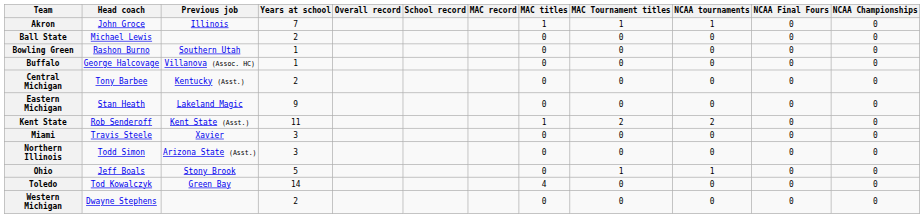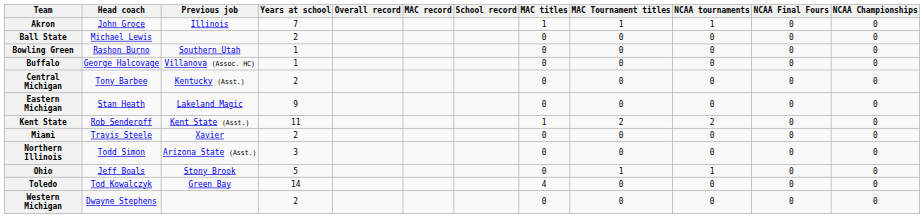columns swapped: (435, 11) <-> (493, 11)
(296, 135) 3 -> (296, 135) 2
